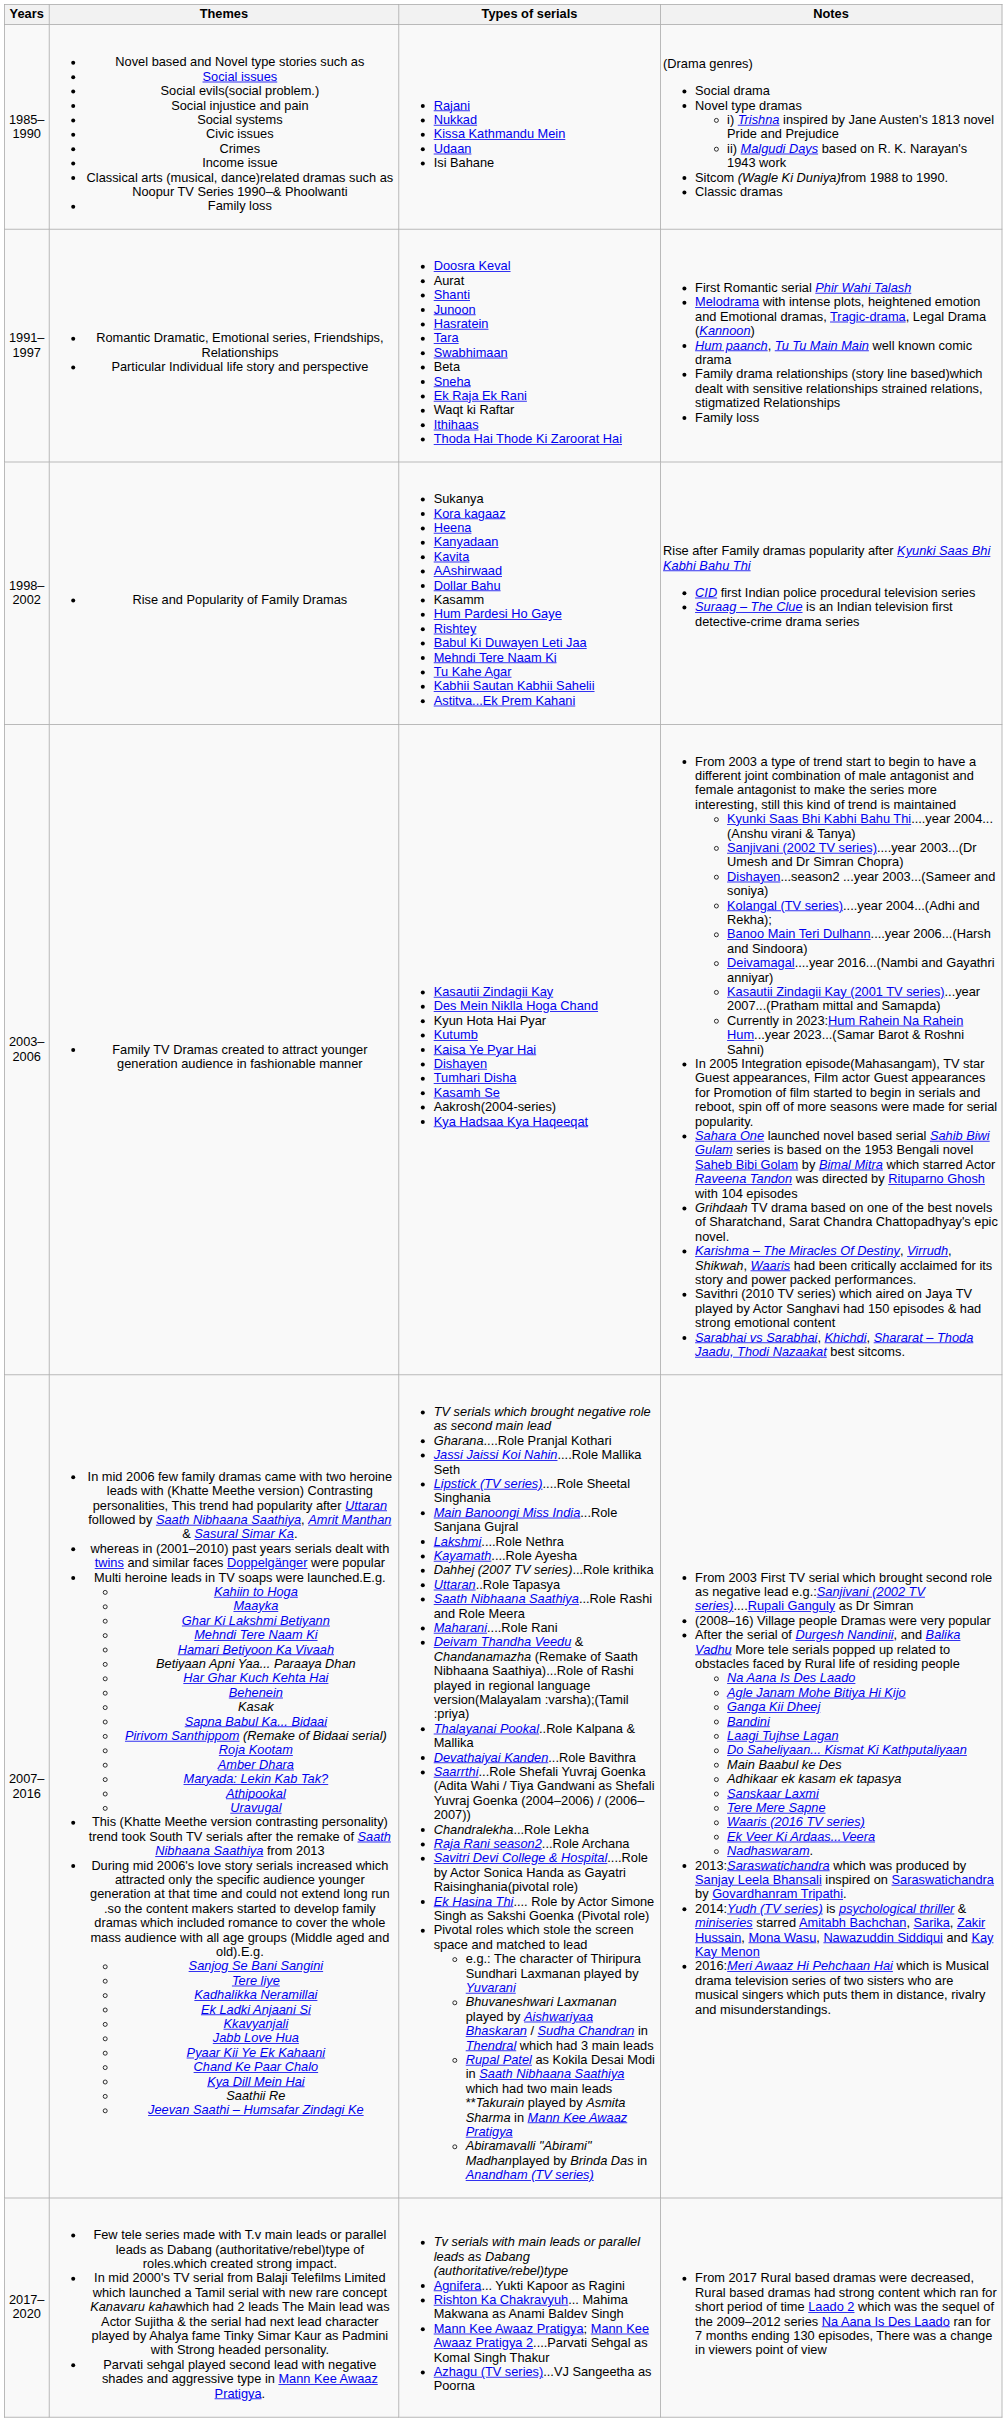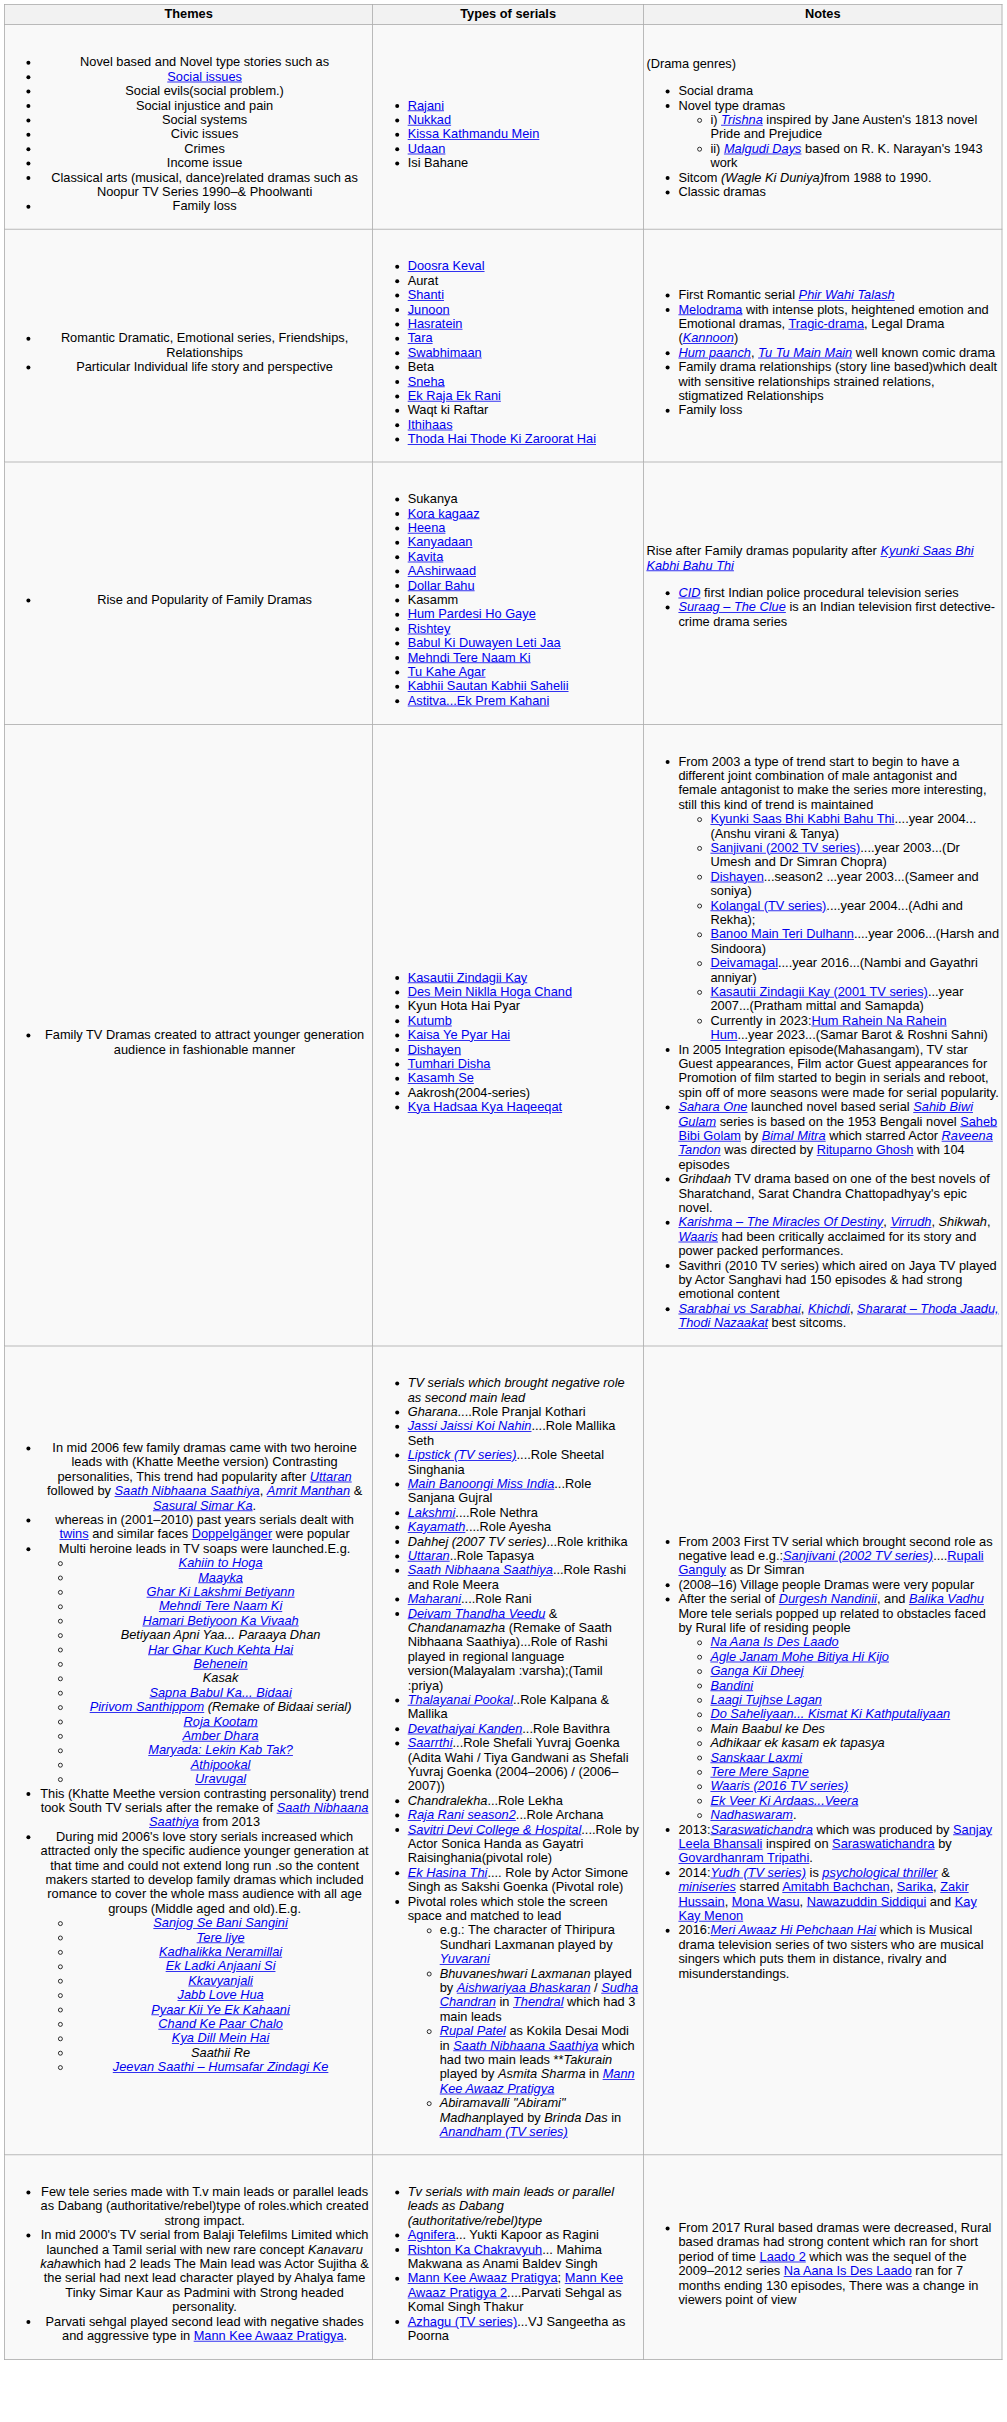- column: (27, 14)
